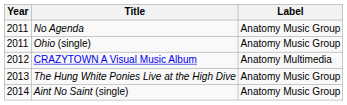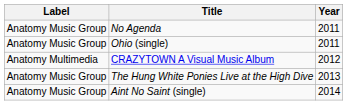columns swapped: (18, 12) <-> (290, 12)
